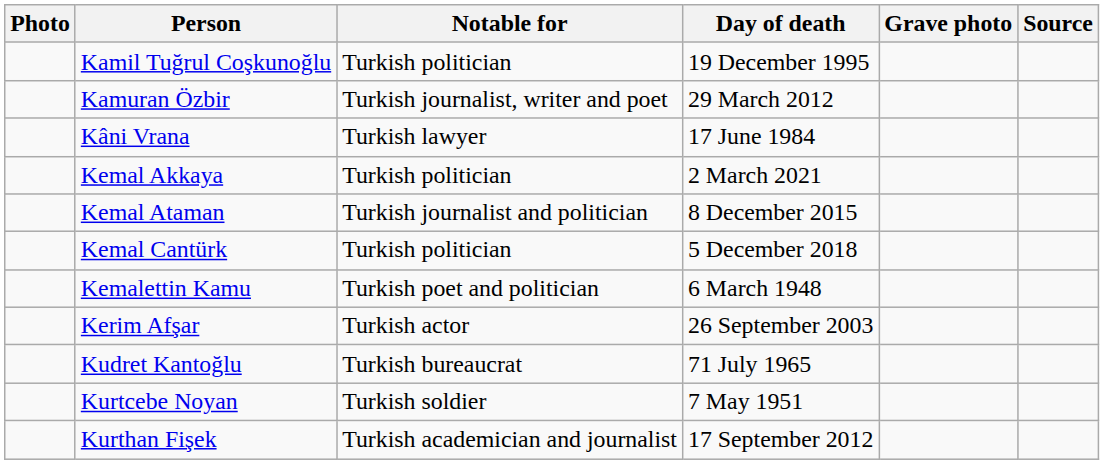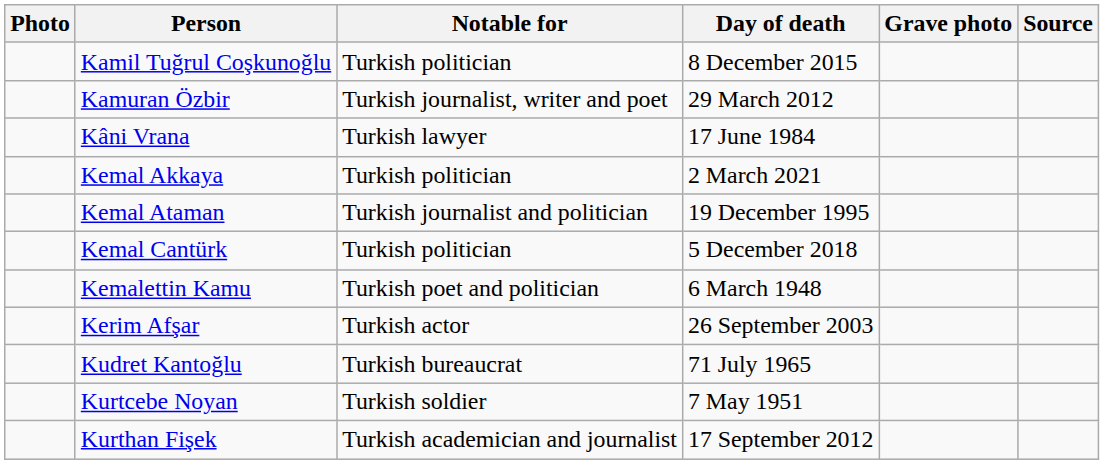(779, 61) 19 December 1995 -> (773, 61) 8 December 2015
(773, 212) 8 December 2015 -> (779, 212) 19 December 1995
